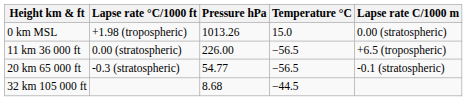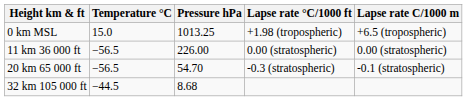columns swapped: (312, 13) <-> (144, 13)
(221, 31) 1013.26 -> (196, 31) 1013.25
(402, 31) 0.00 (stratospheric) -> (402, 31) +6.5 (tropospheric)
(402, 50) +6.5 (tropospheric) -> (402, 50) 0.00 (stratospheric)
(215, 68) 54.77 -> (190, 68) 54.70
